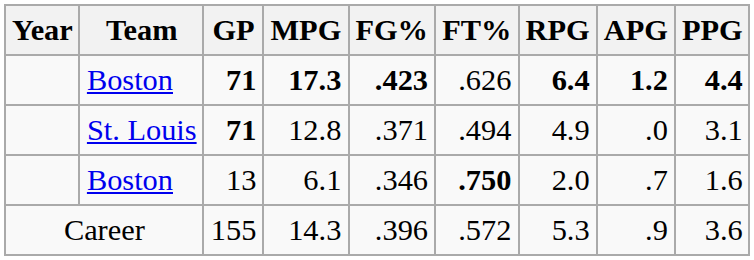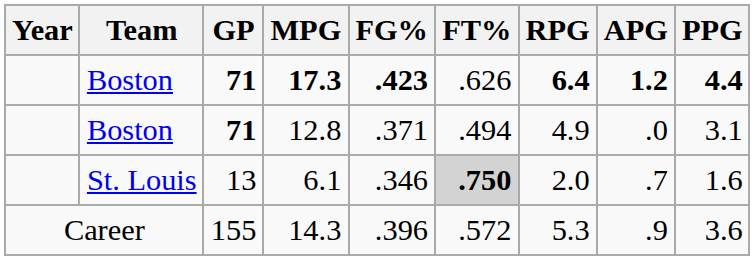(142, 130) St. Louis -> (130, 130) Boston
(130, 180) Boston -> (142, 180) St. Louis
(485, 180) no background -> (485, 180) lightgrey background
